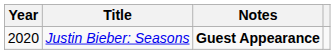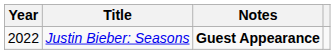(23, 37) 2020 -> (23, 37) 2022
